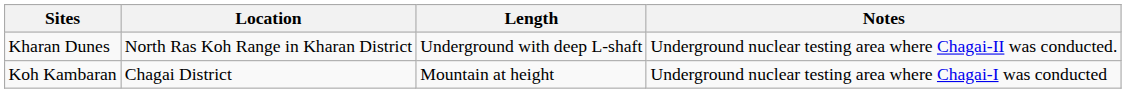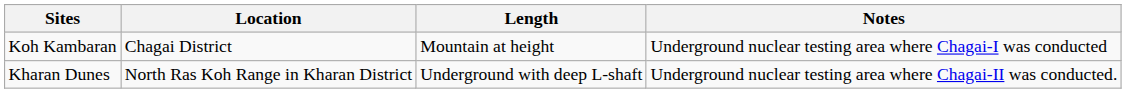rows swapped: (63, 74) <-> (59, 46)
